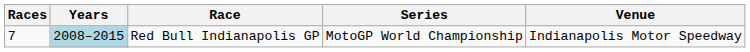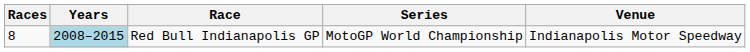(12, 37) 7 -> (12, 37) 8
